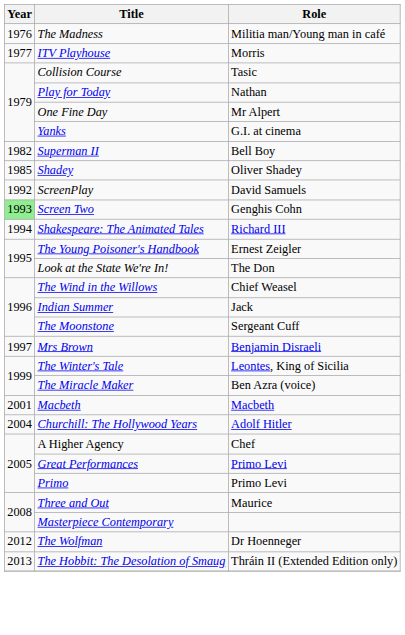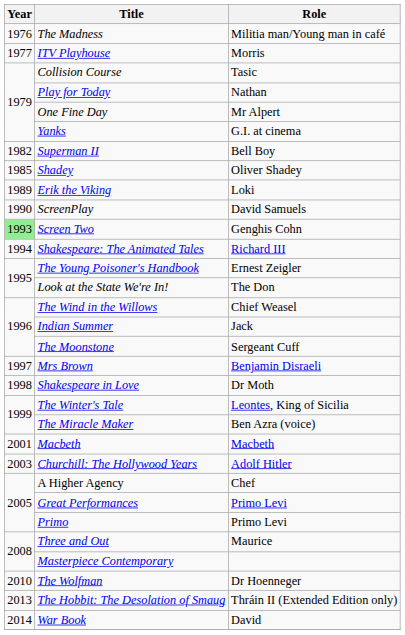+ row: (74, 190)
(20, 190) 1992 -> (20, 209) 1990
+ row: (88, 385)
(20, 424) 2004 -> (20, 463) 2003
(20, 541) 2012 -> (20, 580) 2010
+ row: (62, 619)
